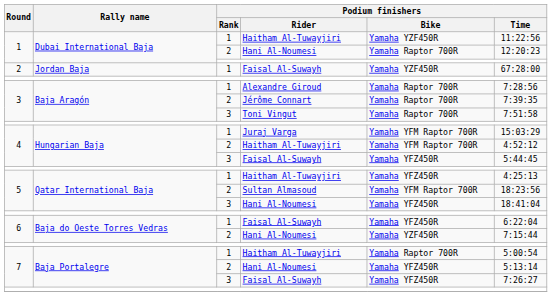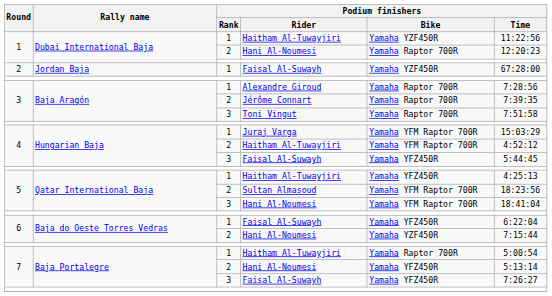(404, 204) Yamaha YFZ450R -> (423, 204) Yamaha YFM Raptor 700R
